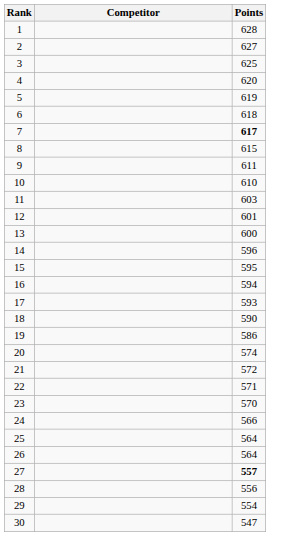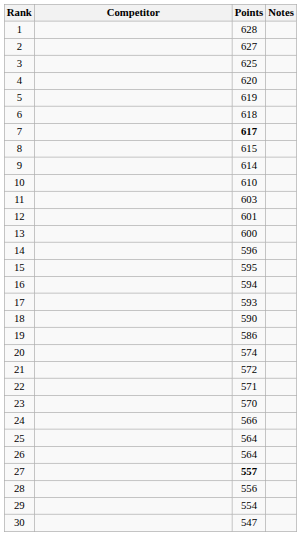+ column: (281, 13)
(249, 166) 611 -> (249, 166) 614
